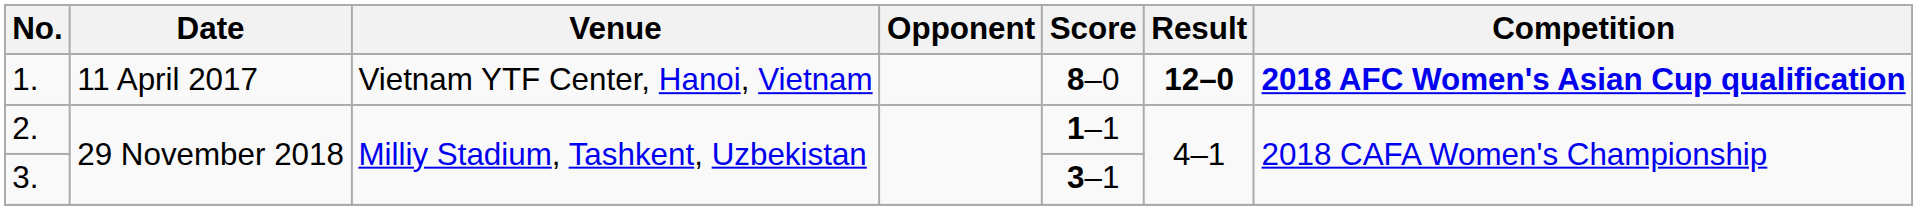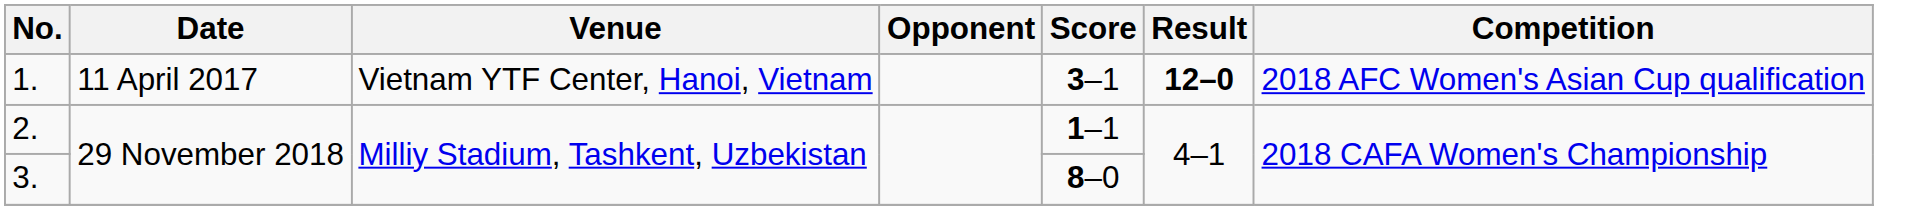(1093, 79) 8–0 -> (1093, 79) 3–1
(1584, 79) bold -> (1563, 79) normal
(1093, 178) 3–1 -> (1093, 178) 8–0
